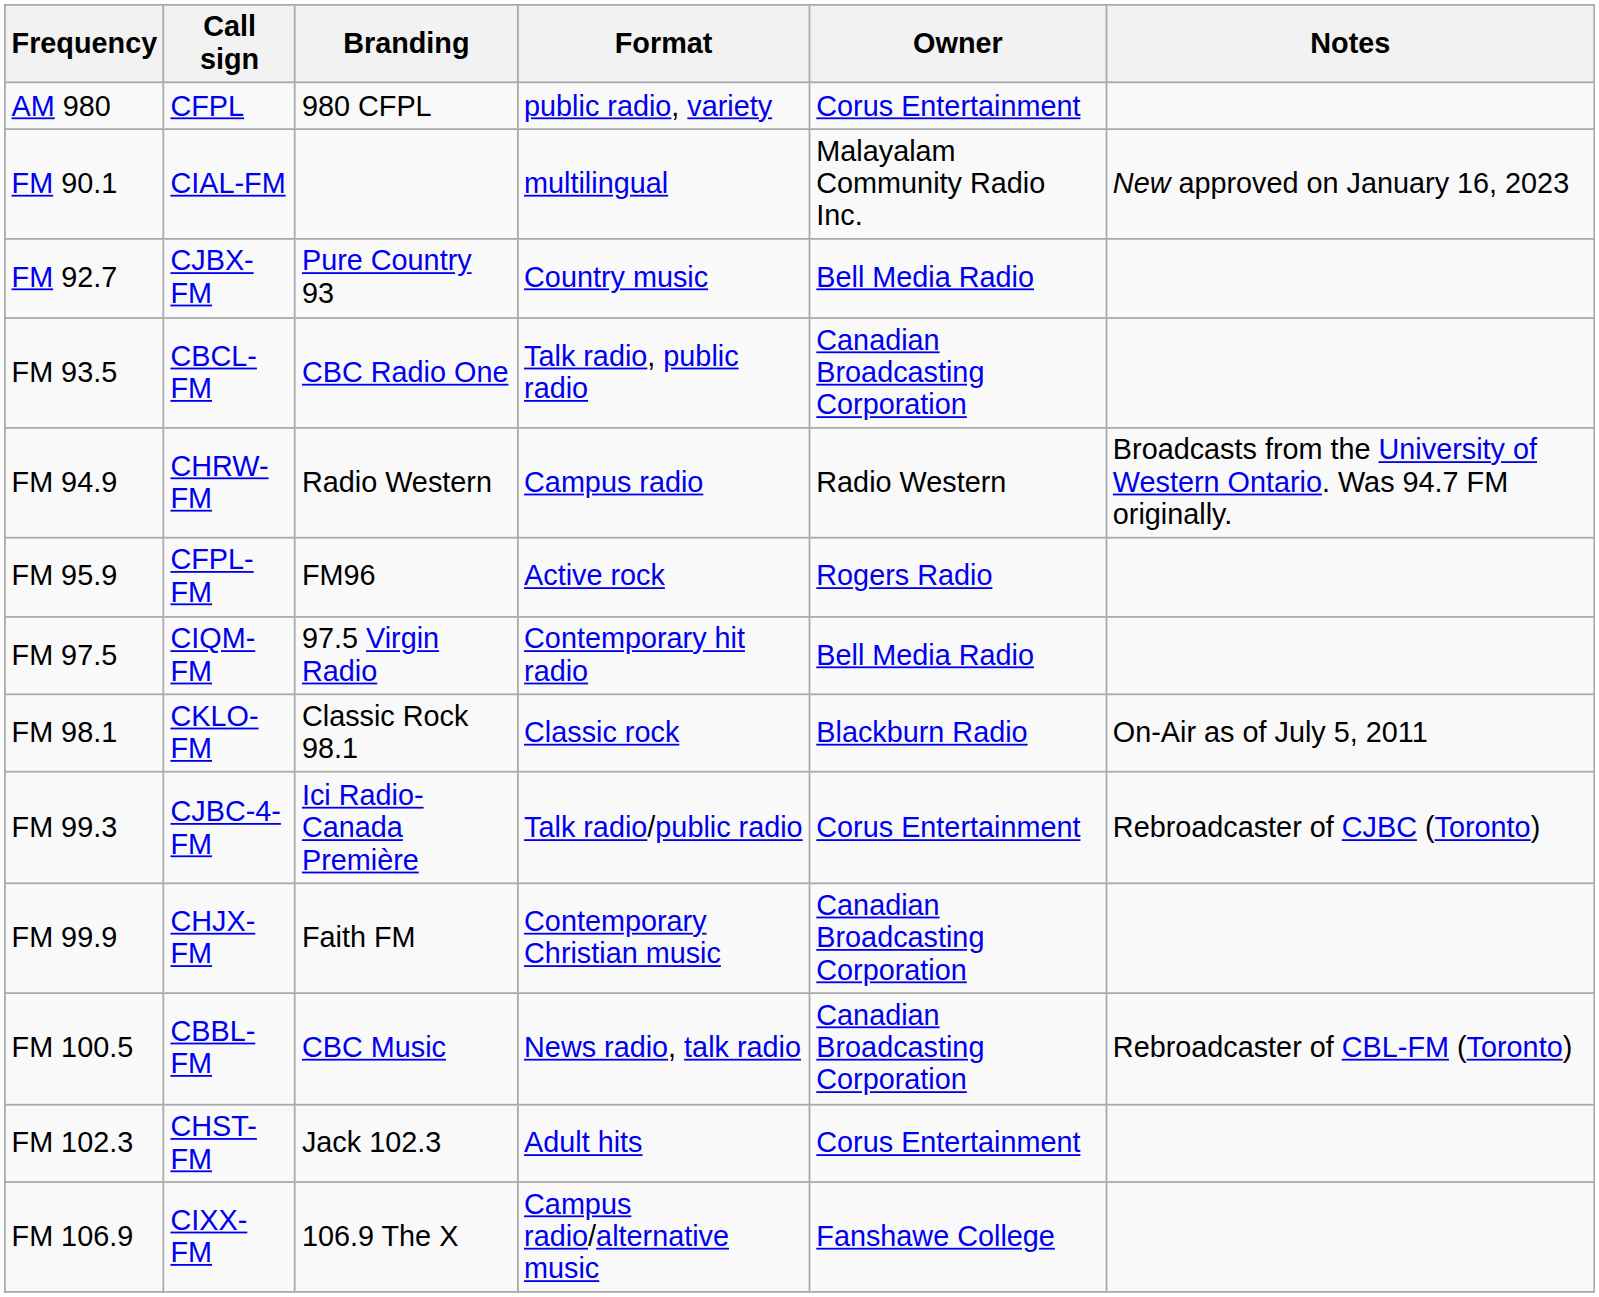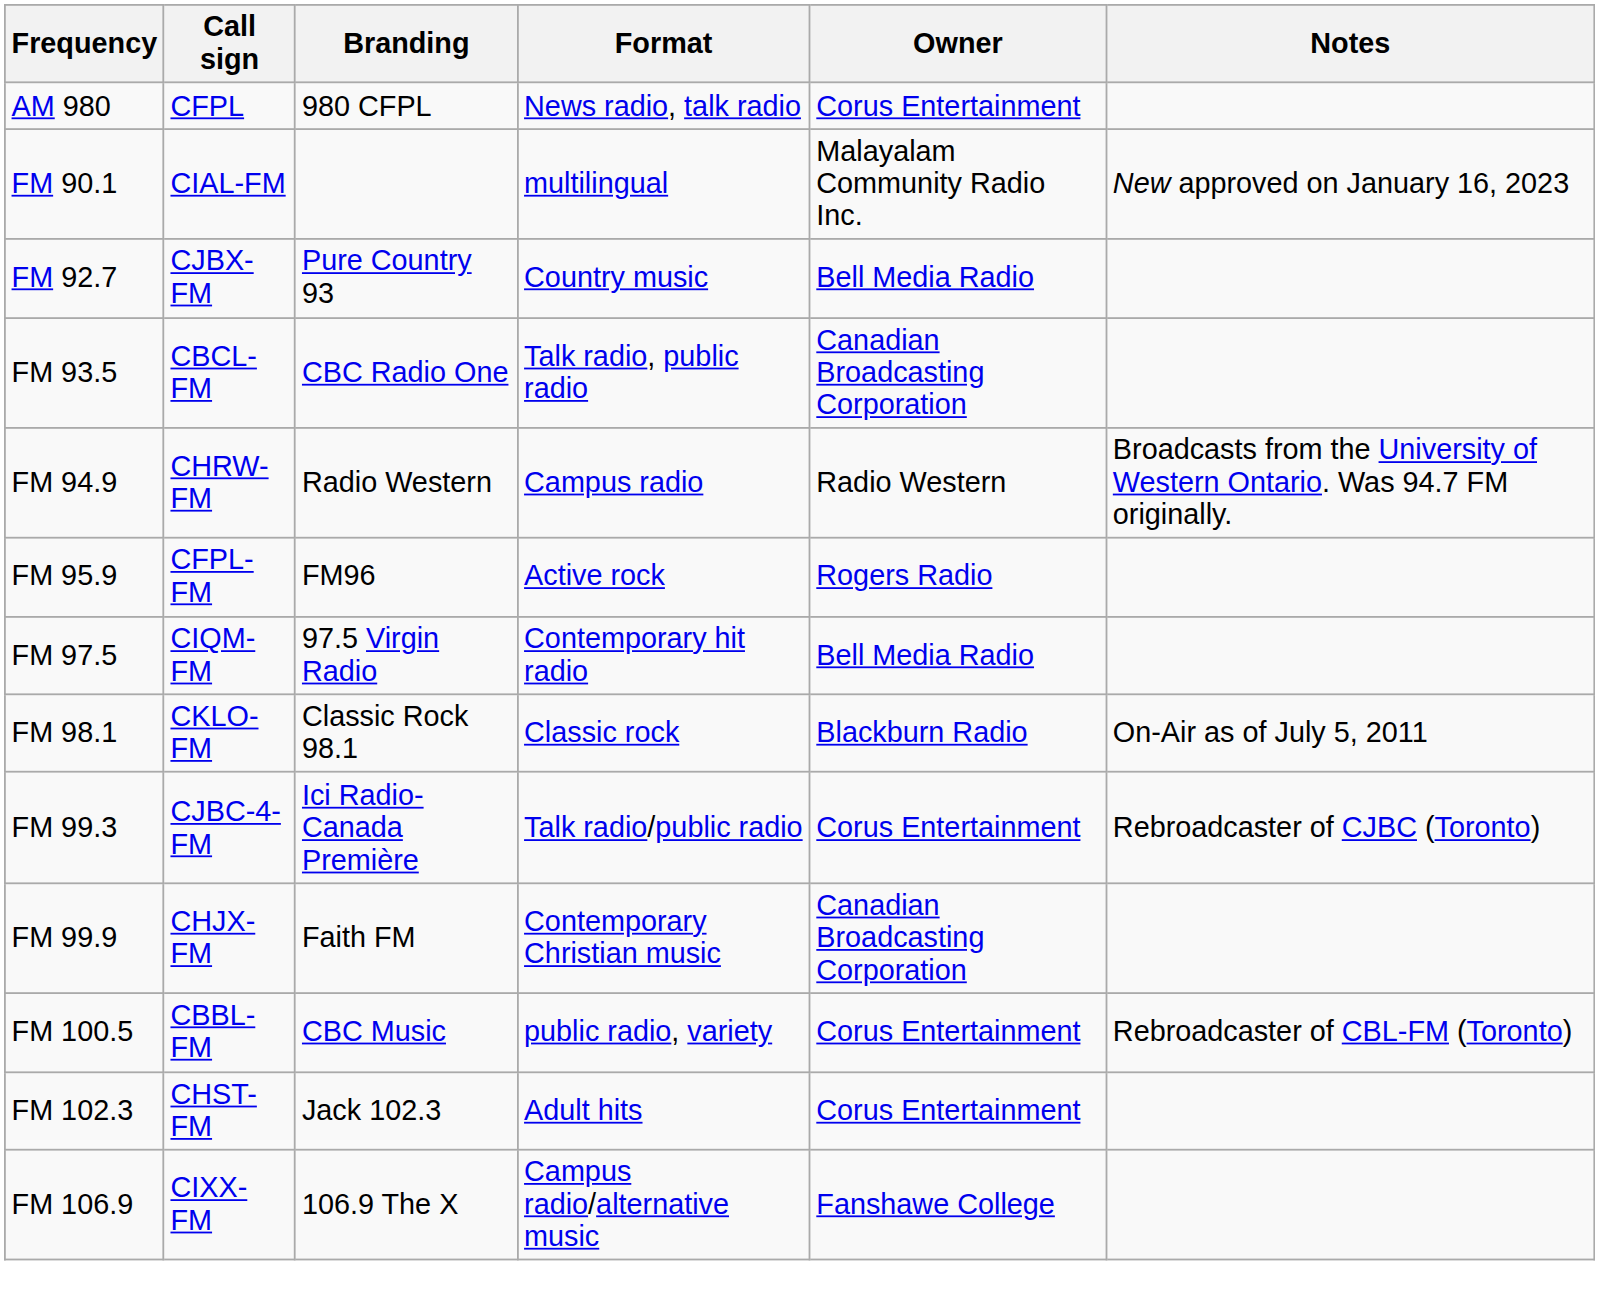(648, 105) public radio, variety -> (663, 105) News radio, talk radio
(663, 1048) News radio, talk radio -> (648, 1031) public radio, variety
(900, 1048) Canadian Broadcasting Corporation -> (948, 1031) Corus Entertainment
